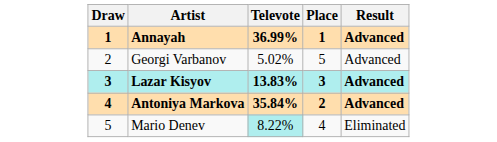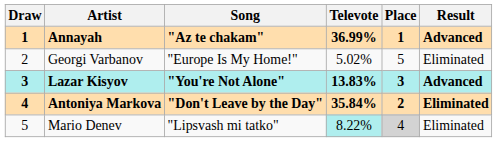+ column: (245, 15)
(373, 59) Advanced -> (453, 59) Eliminated
(374, 103) Advanced -> (456, 103) Eliminated
(322, 125) no background -> (401, 125) lightgrey background
